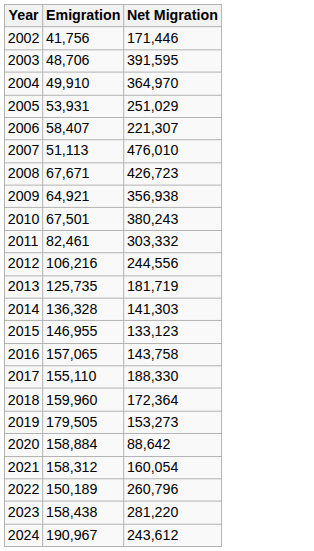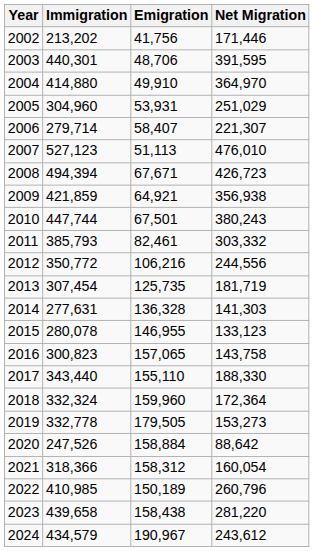+ column: (87, 15)
